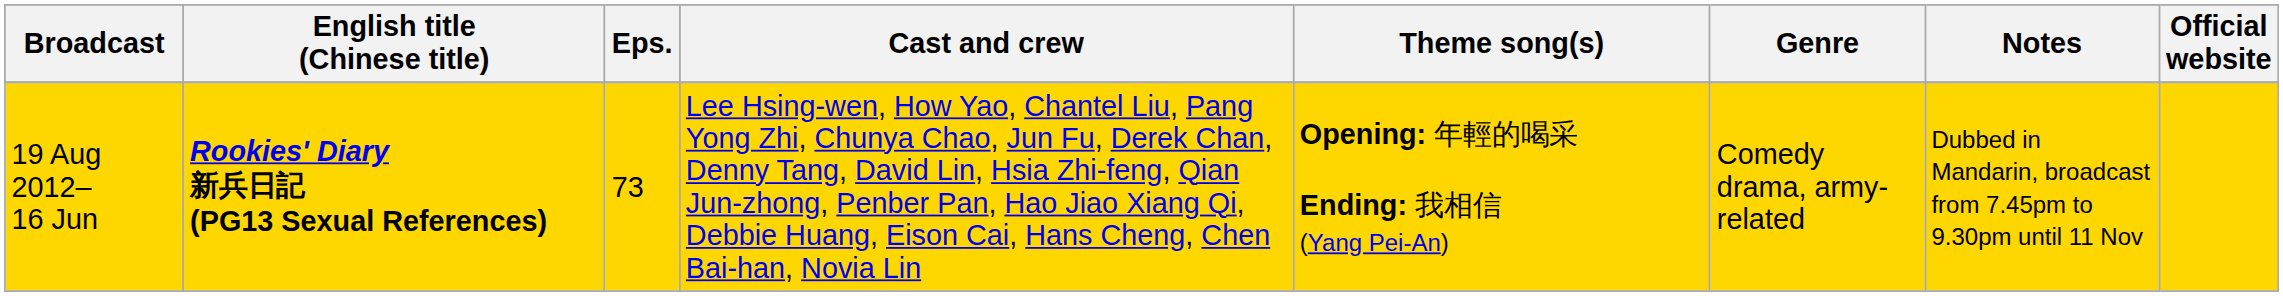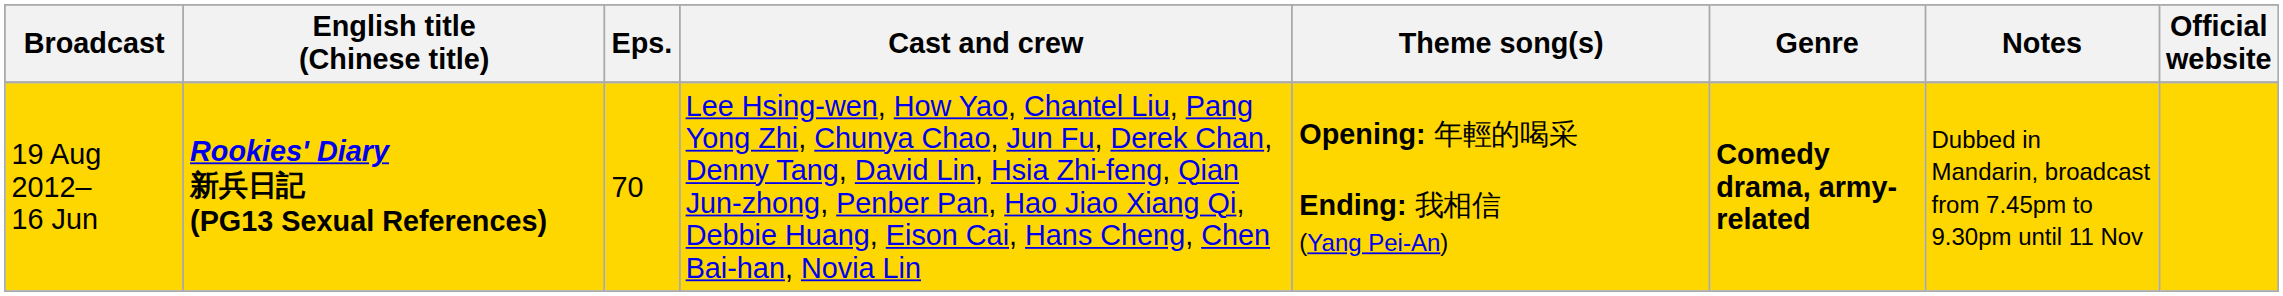(628, 186) 73 -> (628, 186) 70
(1802, 186) normal -> (1807, 186) bold
